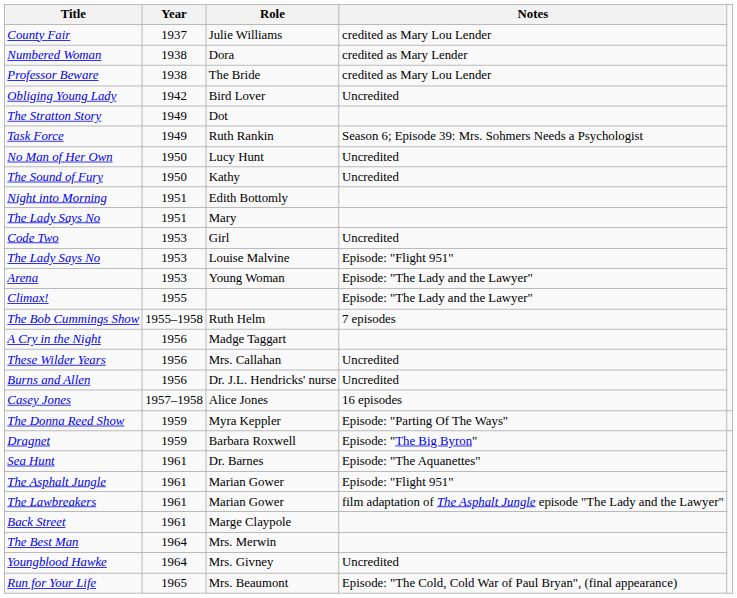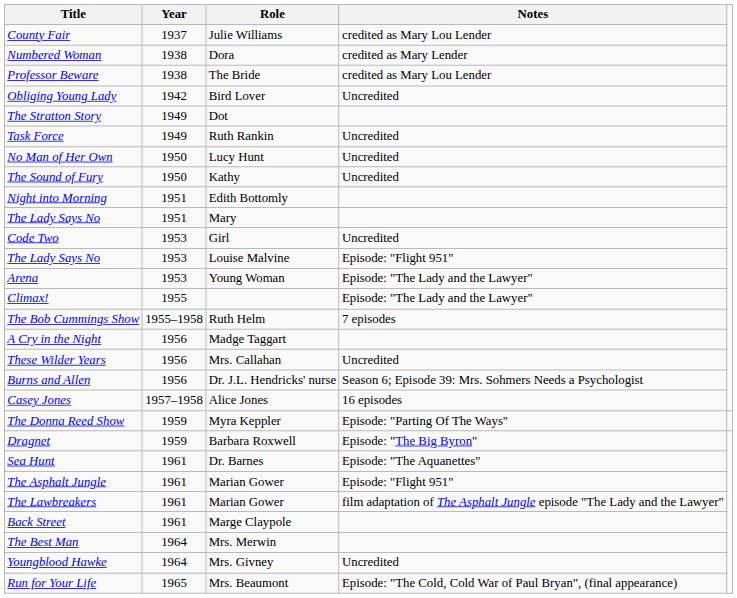(493, 136) Season 6; Episode 39: Mrs. Sohmers Needs a Psychologist -> (370, 136) Uncredited
(370, 380) Uncredited -> (493, 380) Season 6; Episode 39: Mrs. Sohmers Needs a Psychologist
